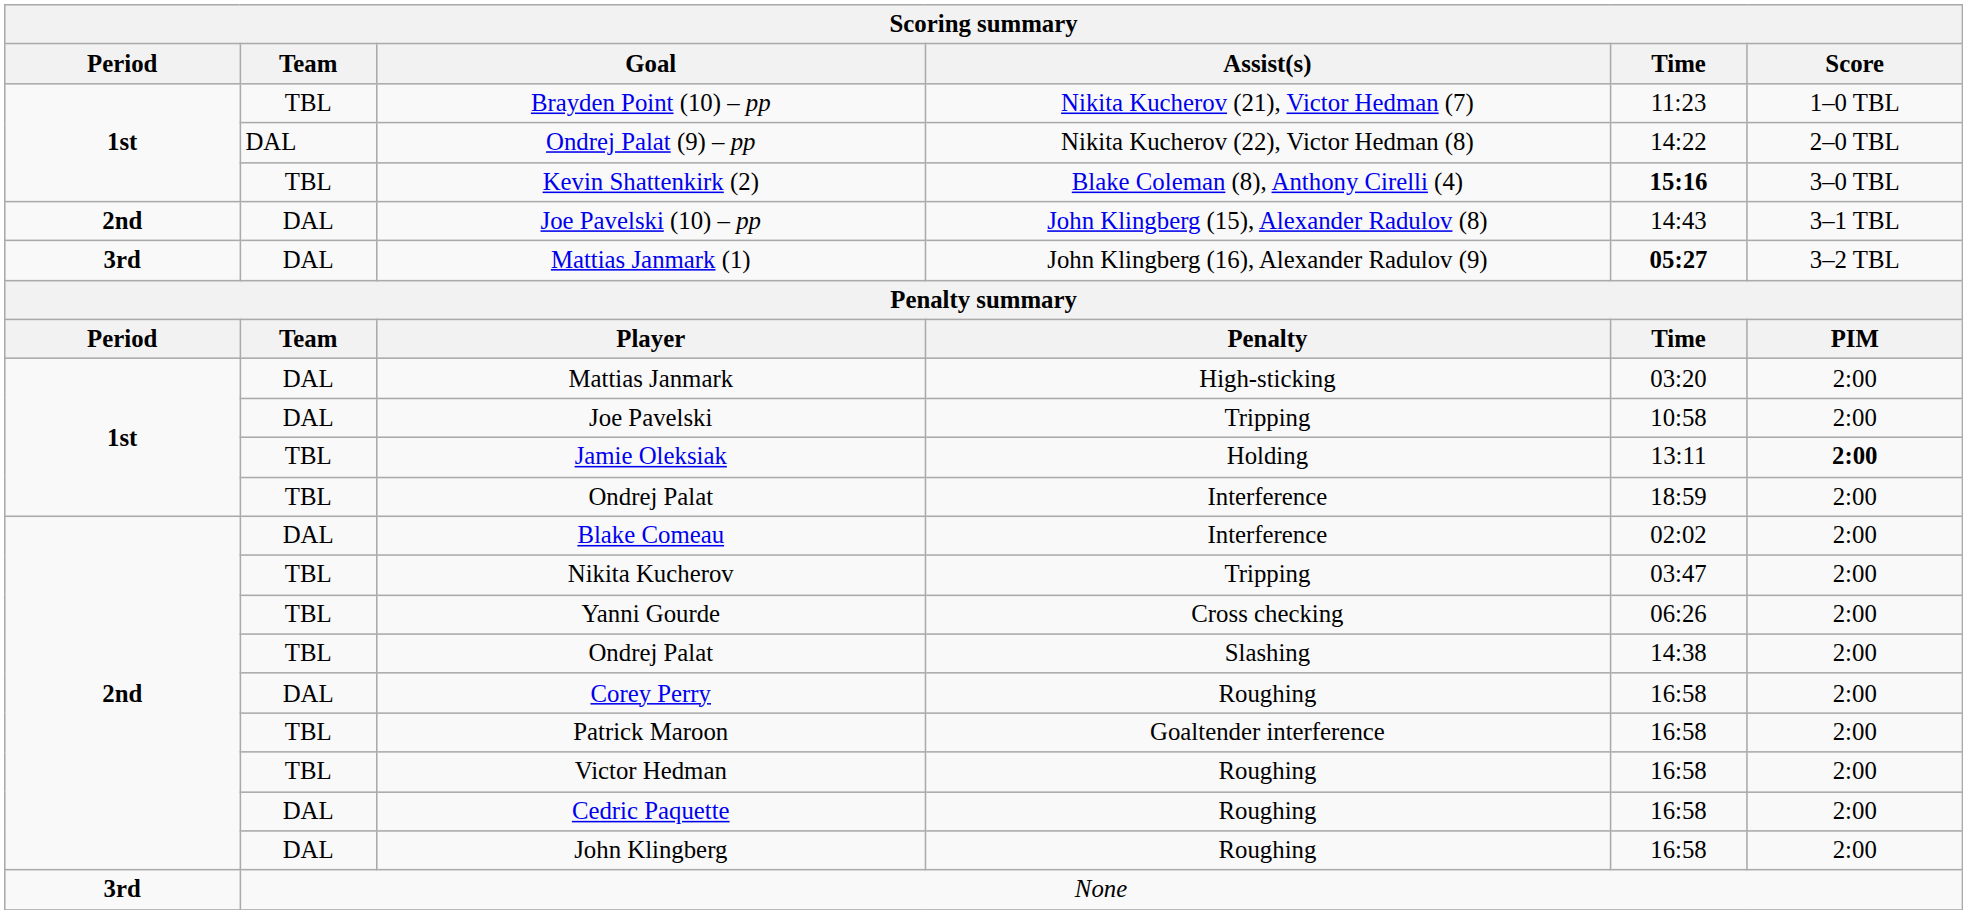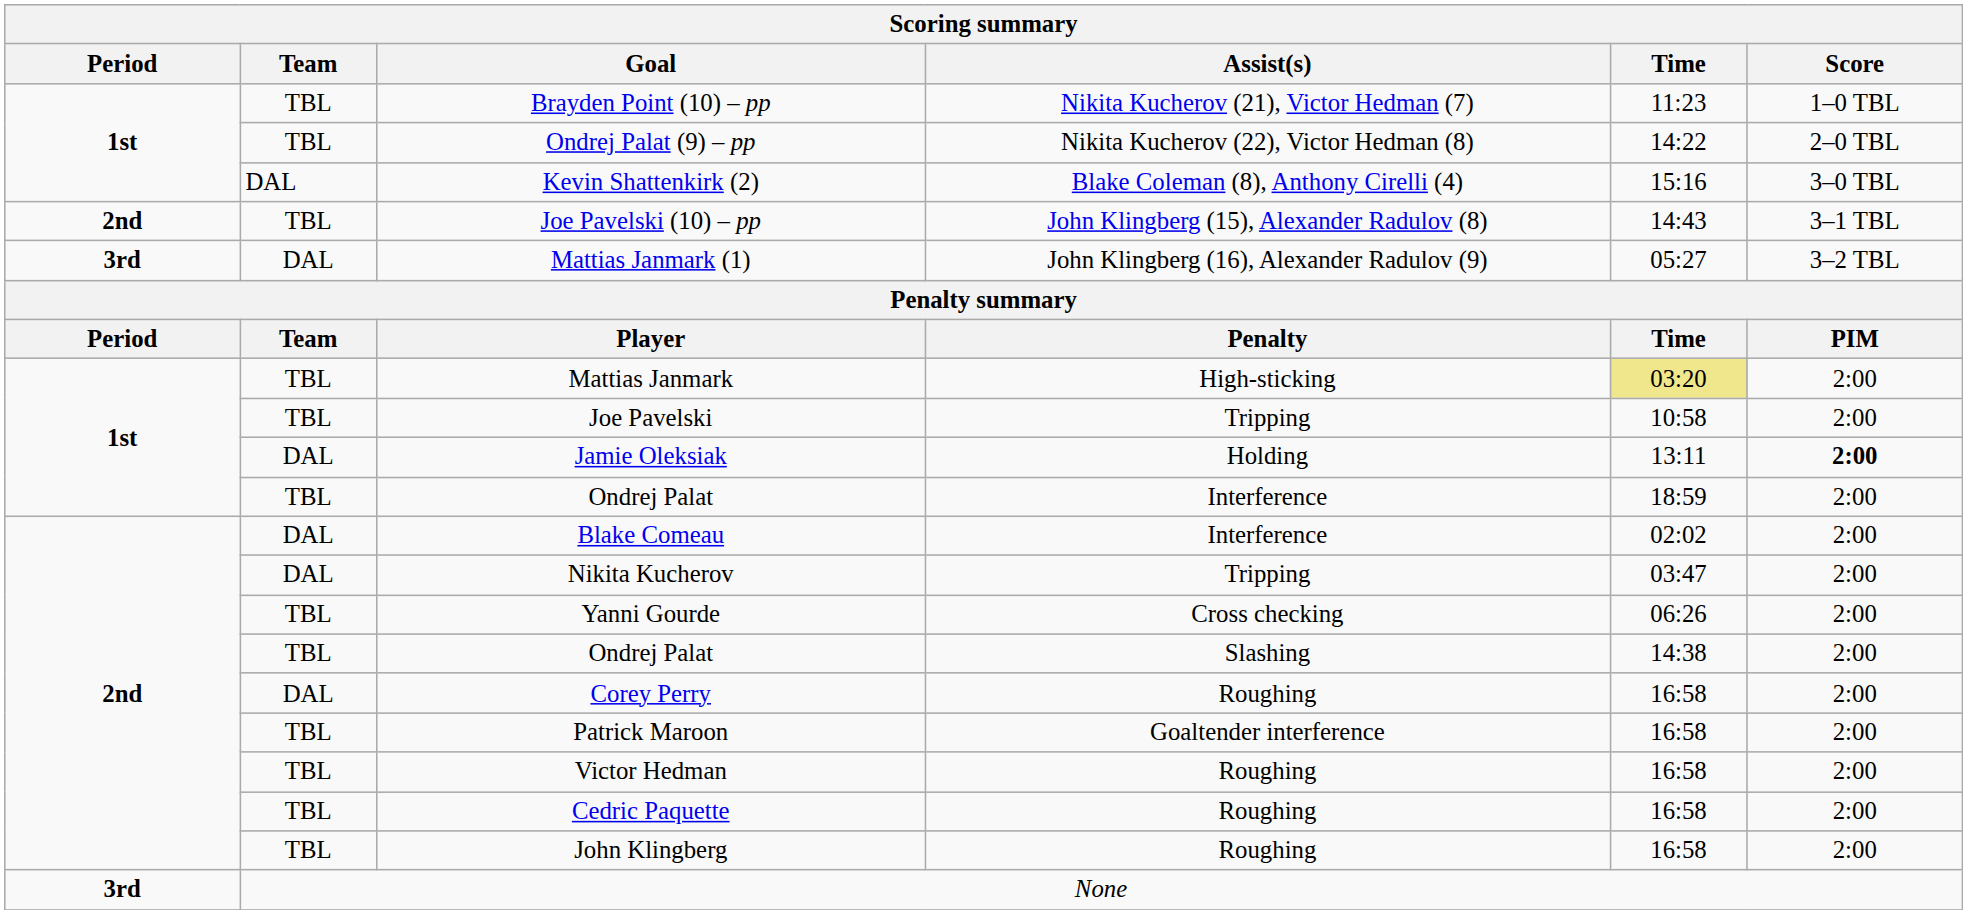(271, 142) DAL -> (308, 142) TBL
(308, 181) TBL -> (271, 181) DAL
(1679, 181) bold -> (1679, 181) normal
(308, 220) DAL -> (308, 220) TBL
(1679, 260) bold -> (1679, 260) normal
(308, 378) DAL -> (308, 378) TBL
(1679, 378) no background -> (1679, 378) khaki background
(308, 417) DAL -> (308, 417) TBL
(308, 456) TBL -> (308, 456) DAL
(308, 574) TBL -> (308, 574) DAL
(308, 810) DAL -> (308, 810) TBL
(308, 850) DAL -> (308, 850) TBL
